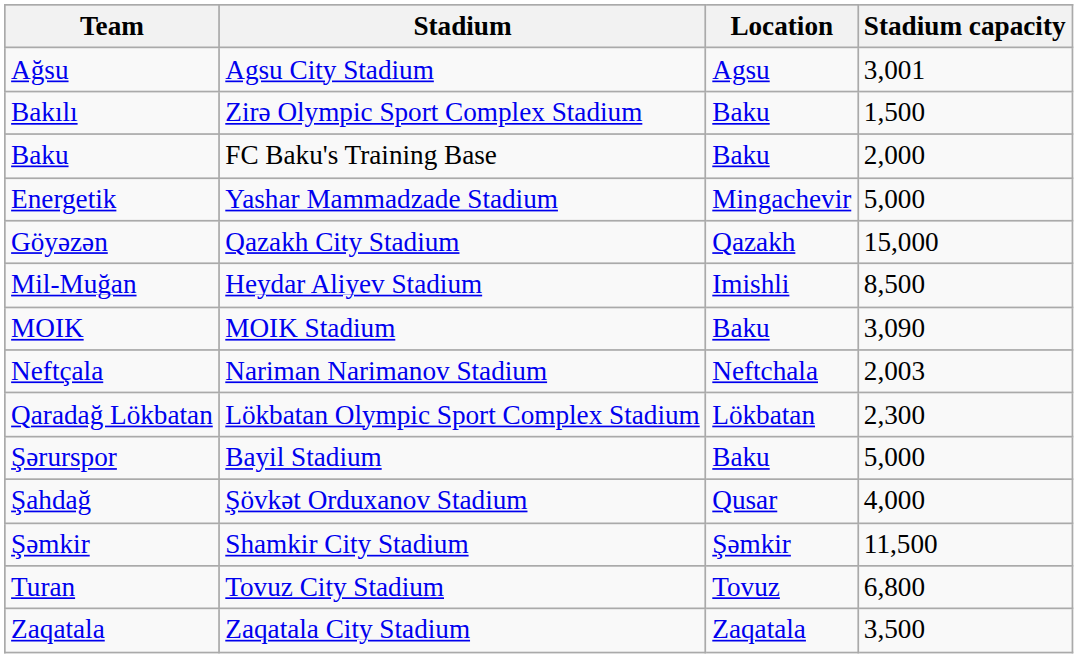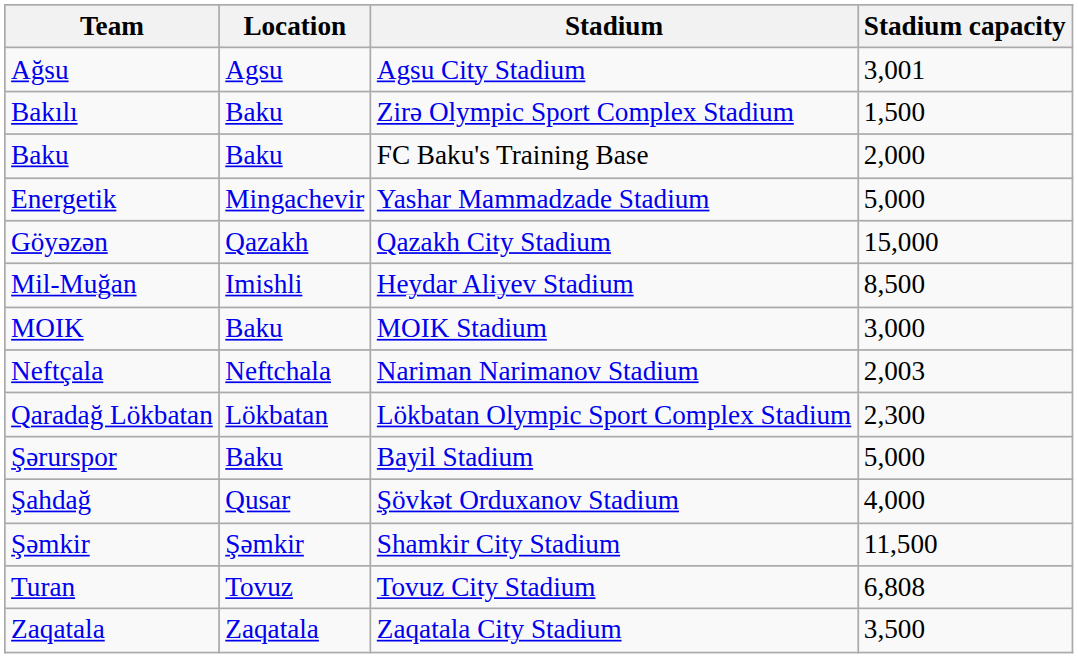columns swapped: (782, 26) <-> (463, 26)
(894, 328) 3,090 -> (894, 328) 3,000
(894, 586) 6,800 -> (894, 586) 6,808
